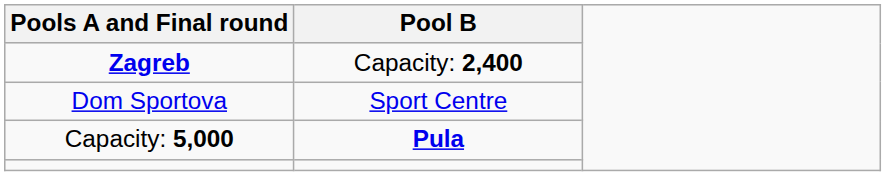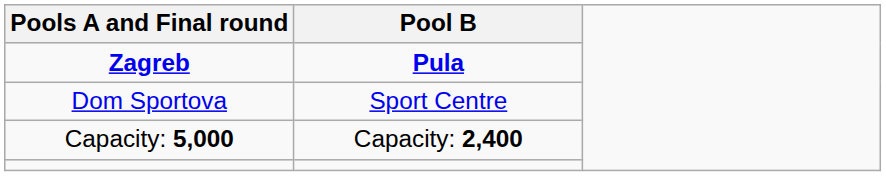(438, 62) Capacity: 2,400 -> (438, 62) Pula
(438, 139) Pula -> (438, 139) Capacity: 2,400
